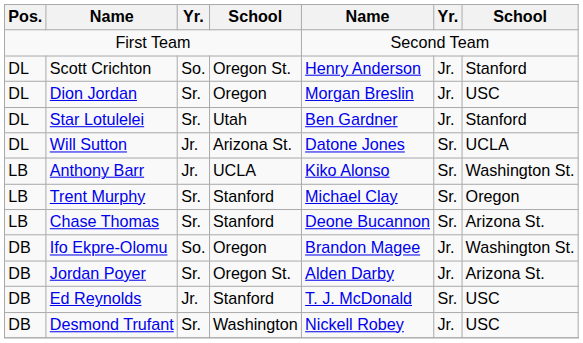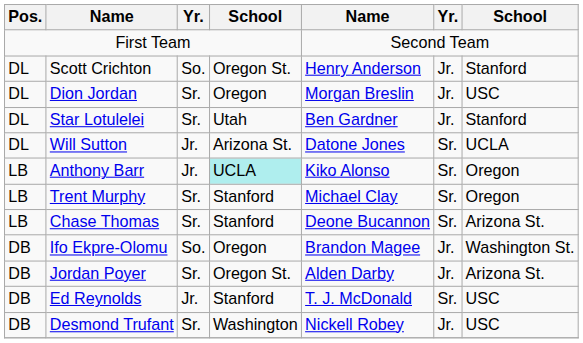(234, 171) no background -> (234, 171) paleturquoise background
(520, 171) Washington St. -> (493, 171) Oregon
